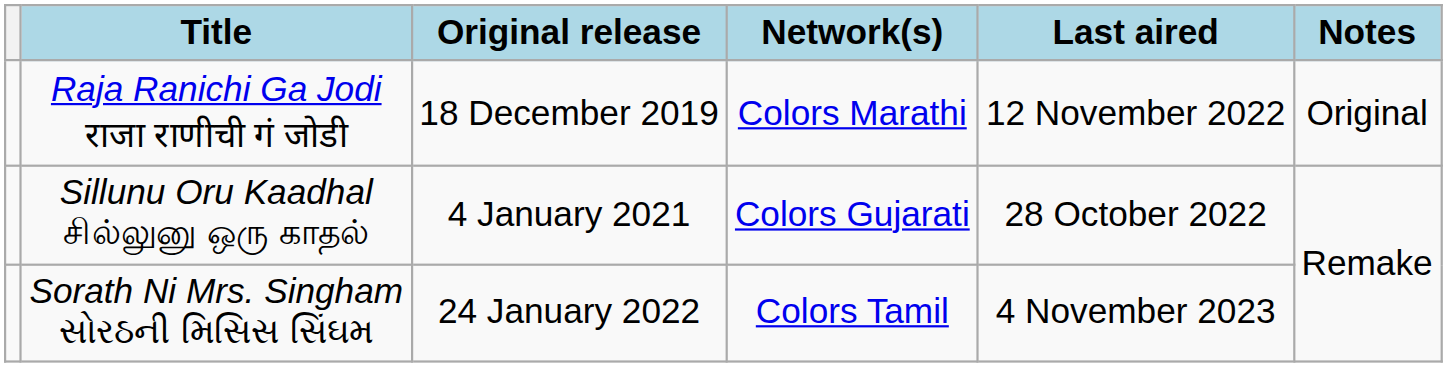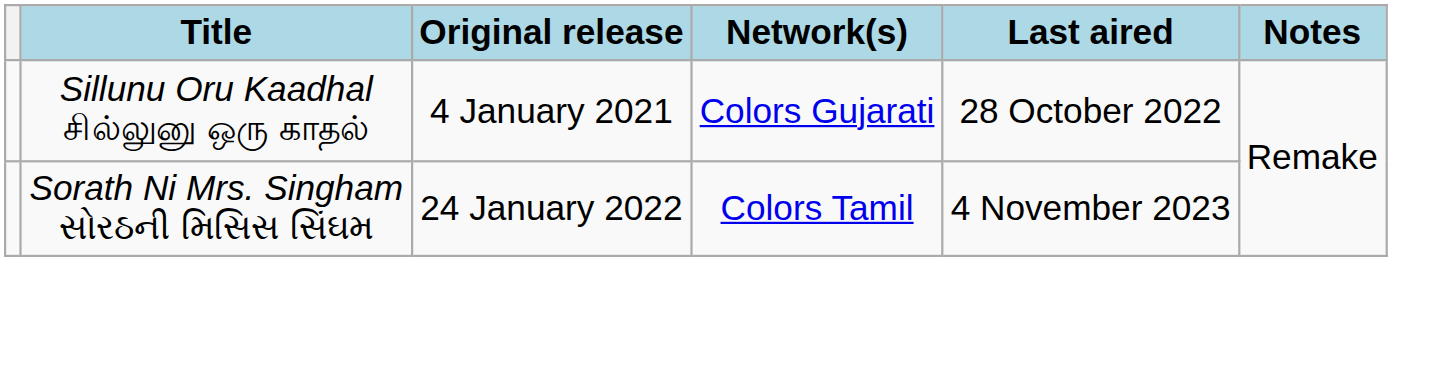- row: (216, 111)
